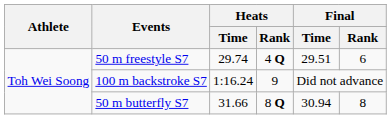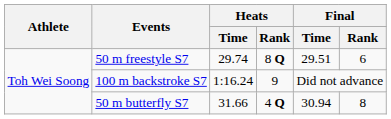(275, 59) 4 Q -> (275, 59) 8 Q
(275, 103) 8 Q -> (275, 103) 4 Q
